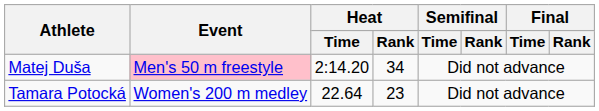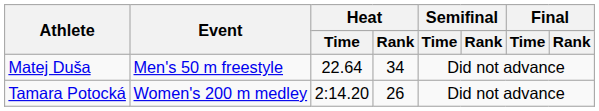(208, 68) pink background -> (208, 68) no background
(342, 68) 2:14.20 -> (342, 68) 22.64
(342, 93) 22.64 -> (342, 93) 2:14.20
(395, 93) 23 -> (395, 93) 26
